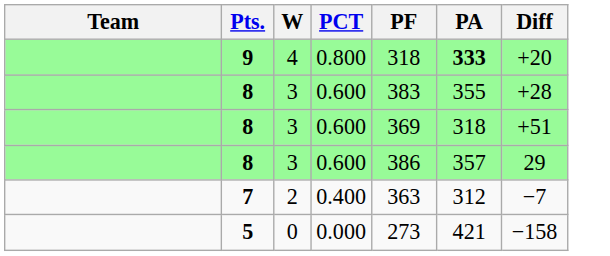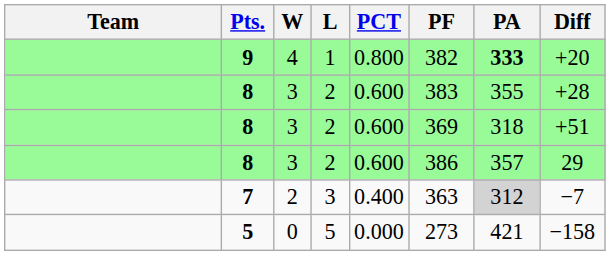+ column: (330, 22)
(404, 57) 318 -> (442, 57) 382
(469, 197) no background -> (507, 197) lightgrey background
